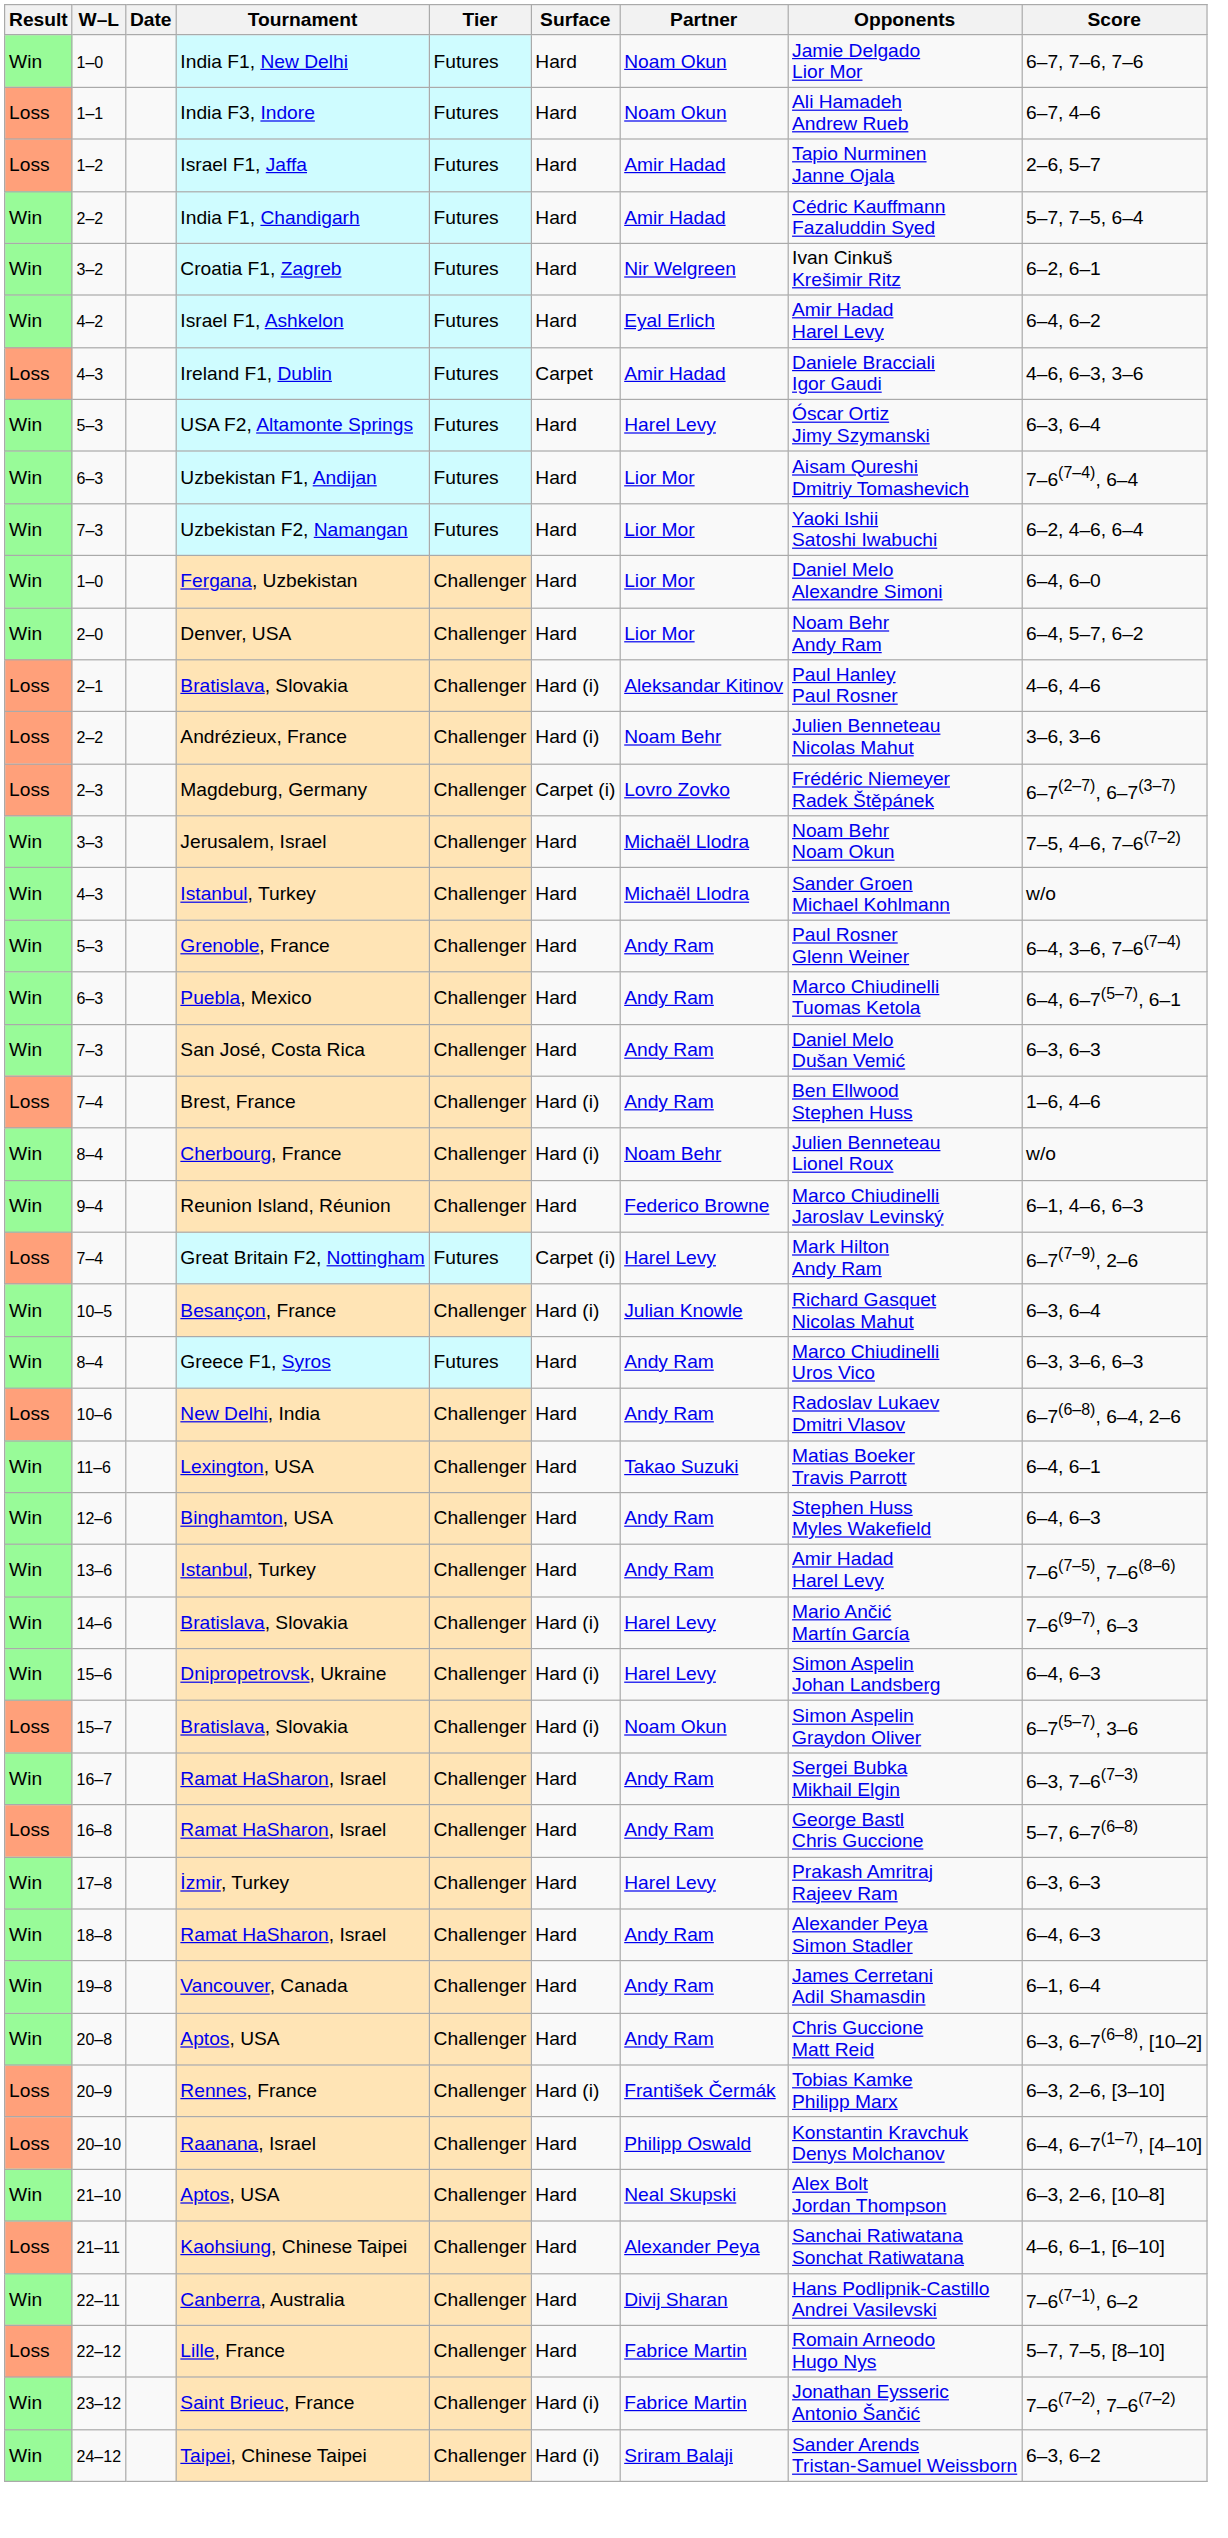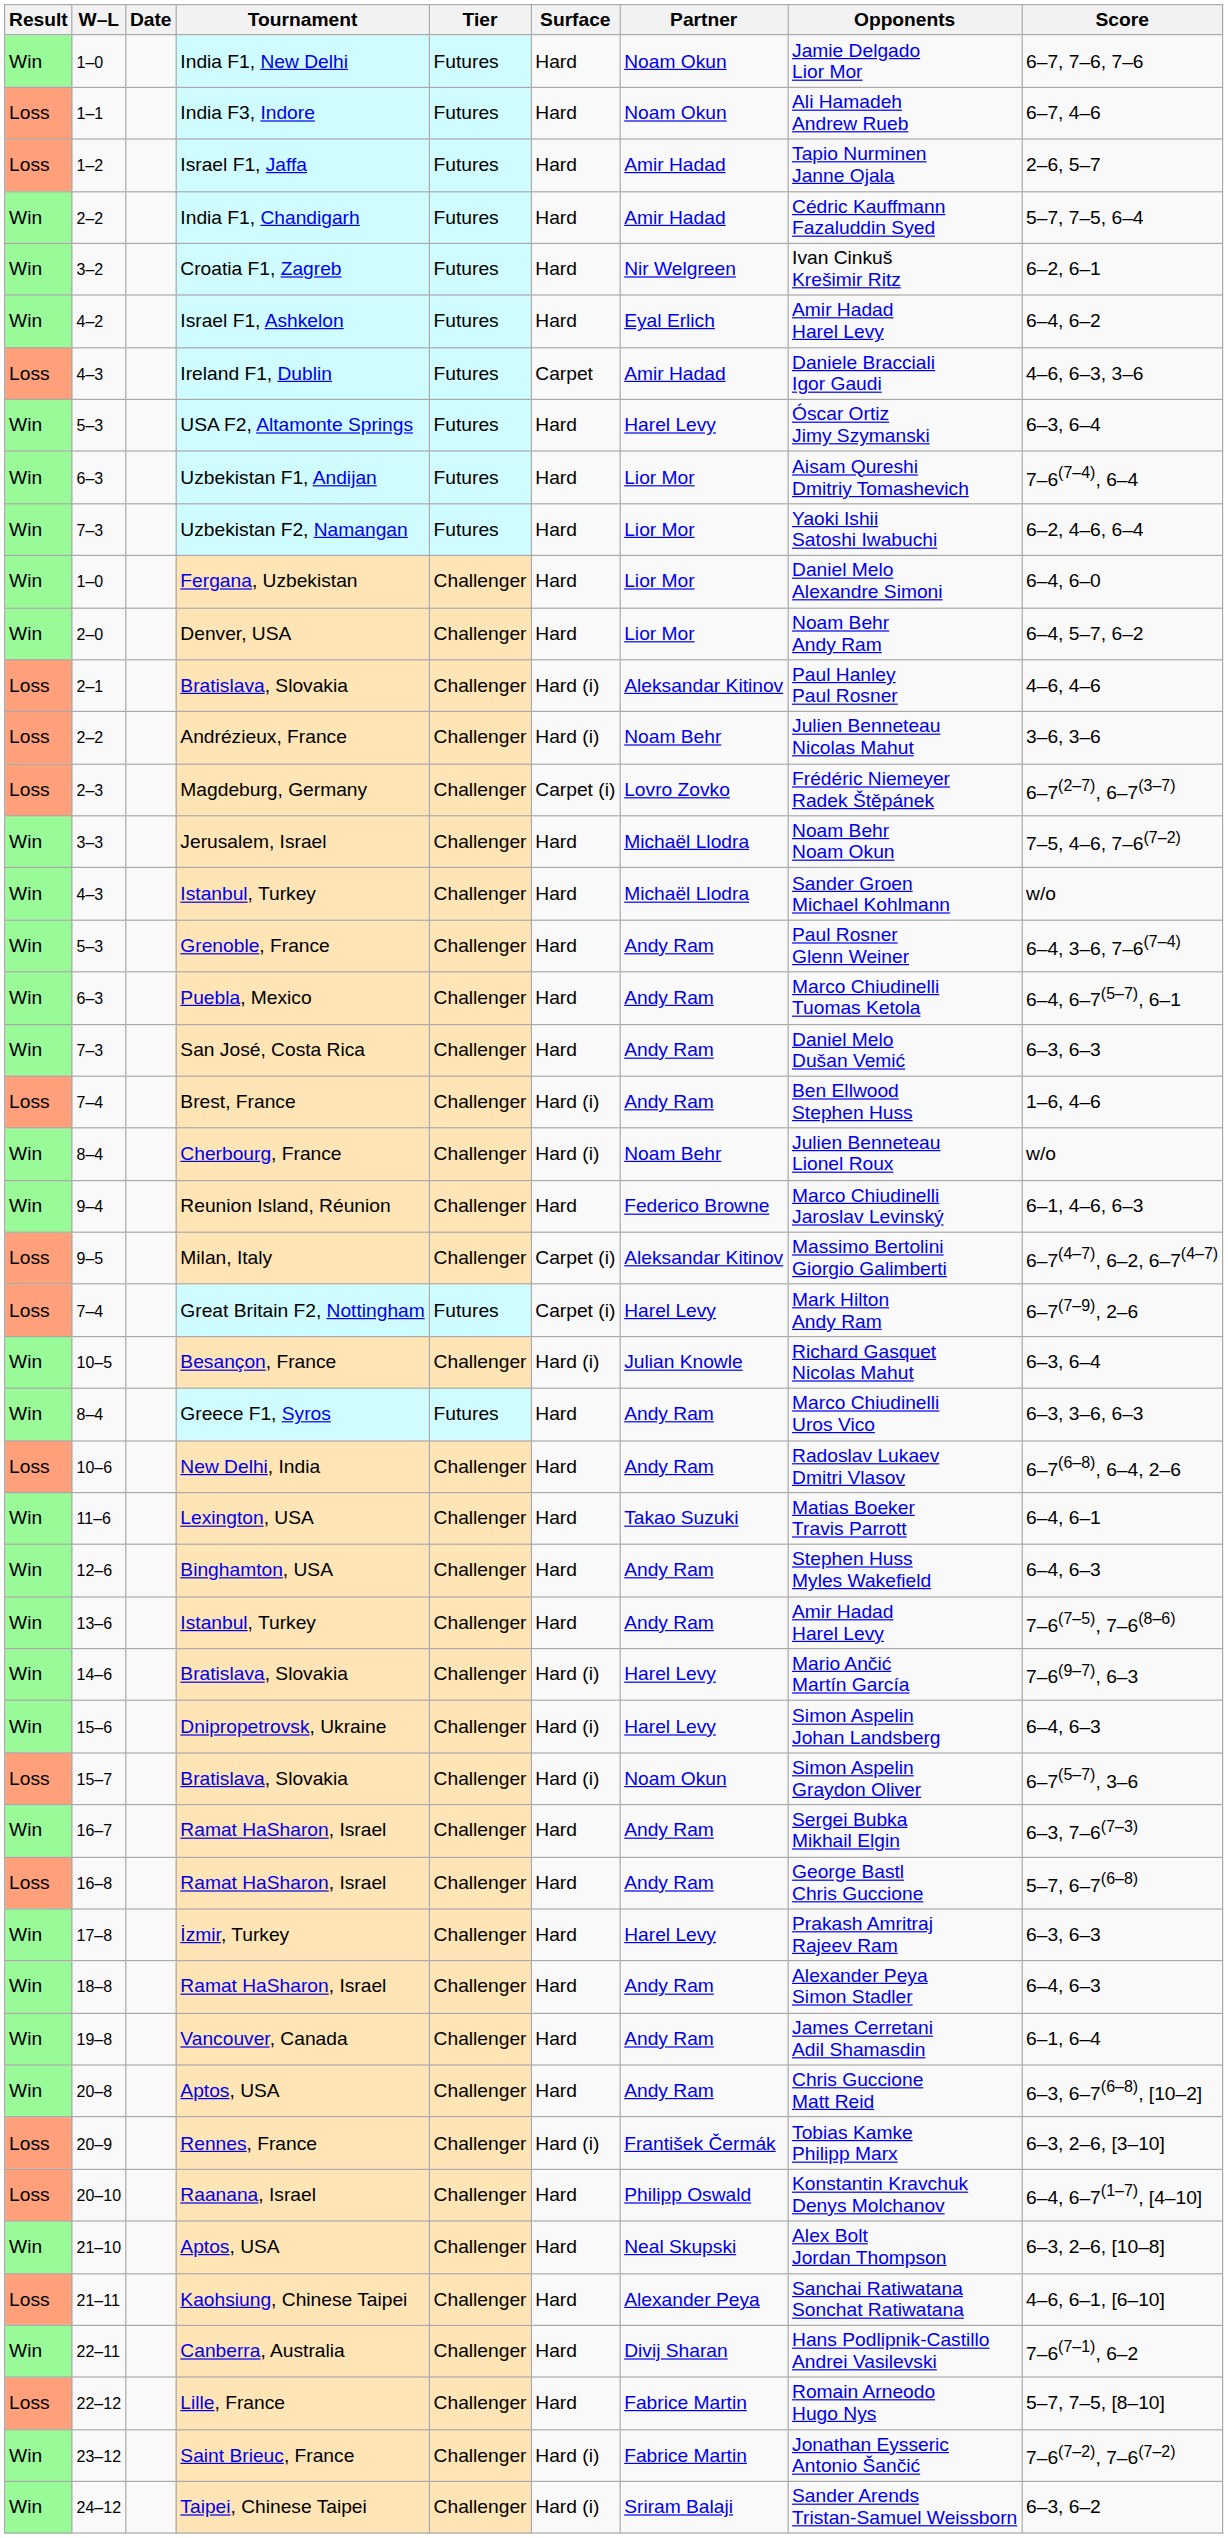+ row: (90, 1259)
